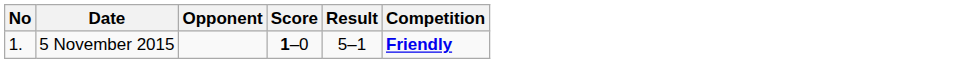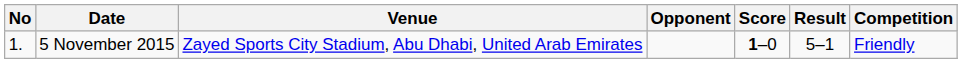+ column: (412, 18)
(419, 44) bold -> (884, 44) normal
